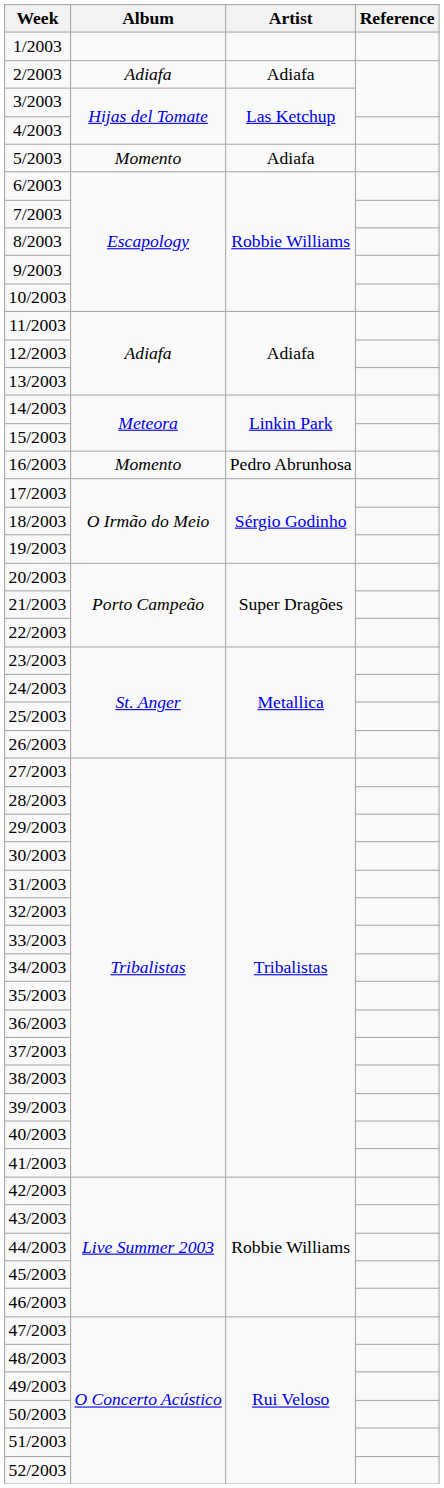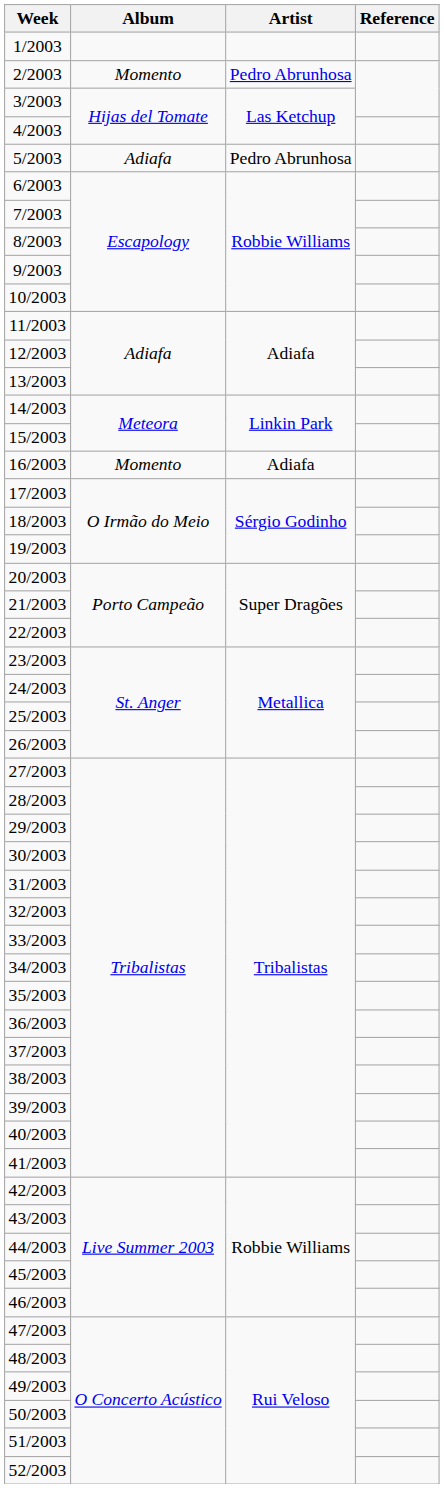(148, 74) Adiafa -> (148, 74) Momento
(291, 74) Adiafa -> (291, 74) Pedro Abrunhosa
(148, 158) Momento -> (148, 158) Adiafa
(291, 158) Adiafa -> (291, 158) Pedro Abrunhosa
(291, 465) Pedro Abrunhosa -> (291, 465) Adiafa
